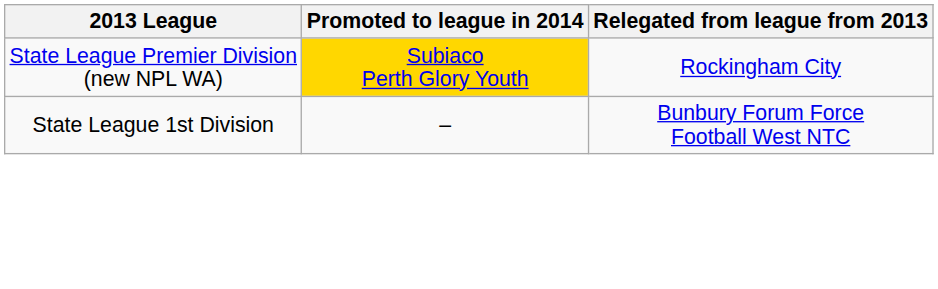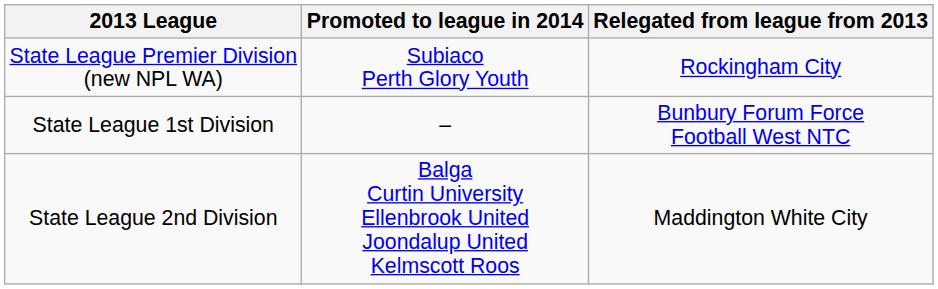(445, 67) gold background -> (445, 67) no background
+ row: (153, 218)
